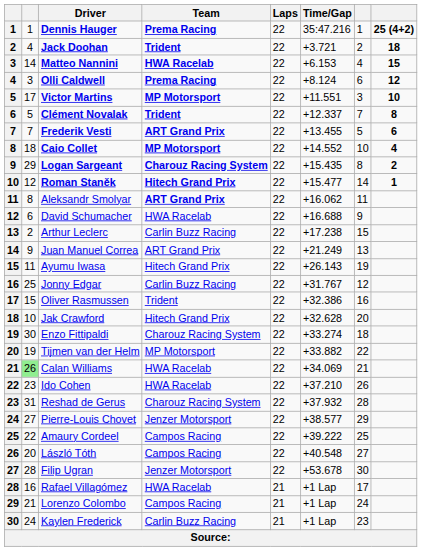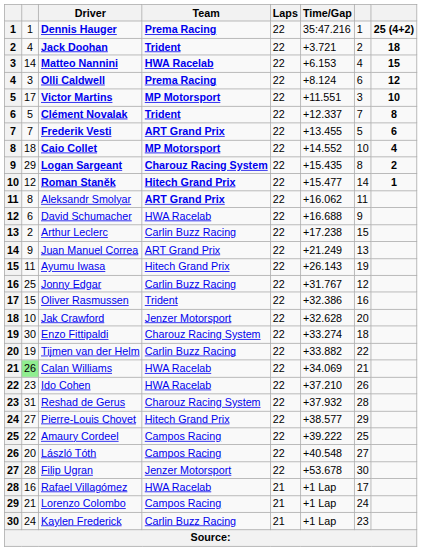(187, 317) Hitech Grand Prix -> (188, 317) Jenzer Motorsport
(180, 351) MP Motorsport -> (190, 351) Carlin Buzz Racing
(188, 419) Jenzer Motorsport -> (187, 419) Hitech Grand Prix
